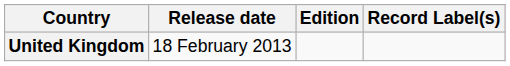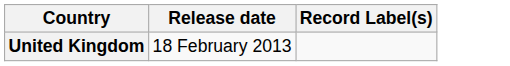- column: (329, 18)
